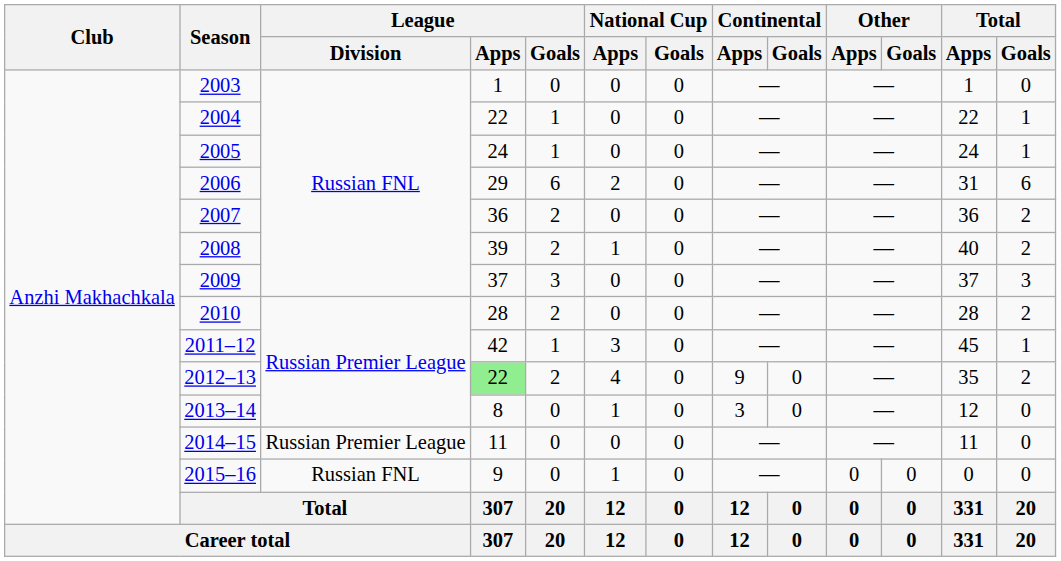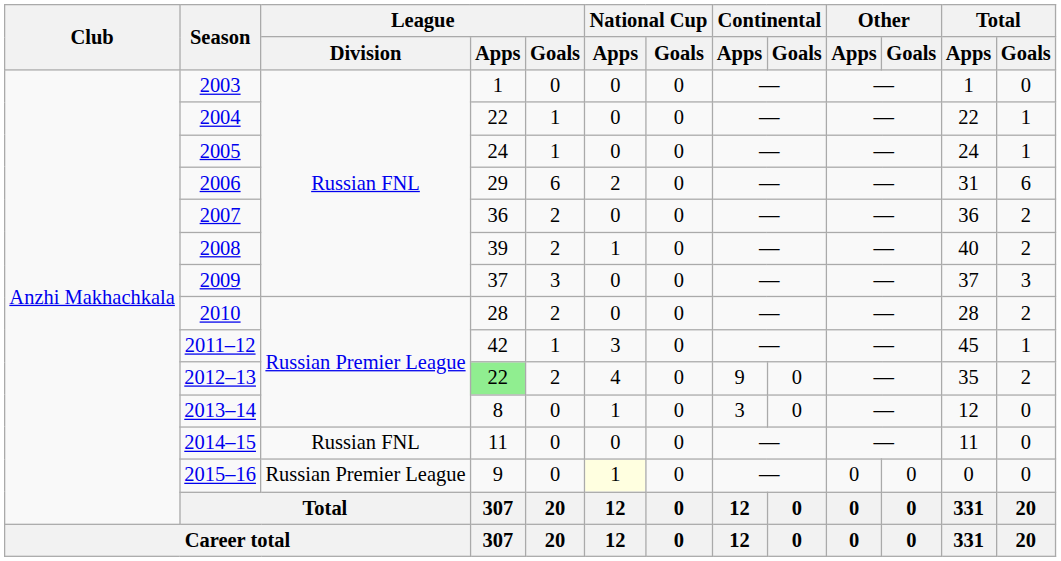(365, 442) Russian Premier League -> (366, 442) Russian FNL
(366, 475) Russian FNL -> (365, 475) Russian Premier League
(615, 475) no background -> (615, 475) lightyellow background
